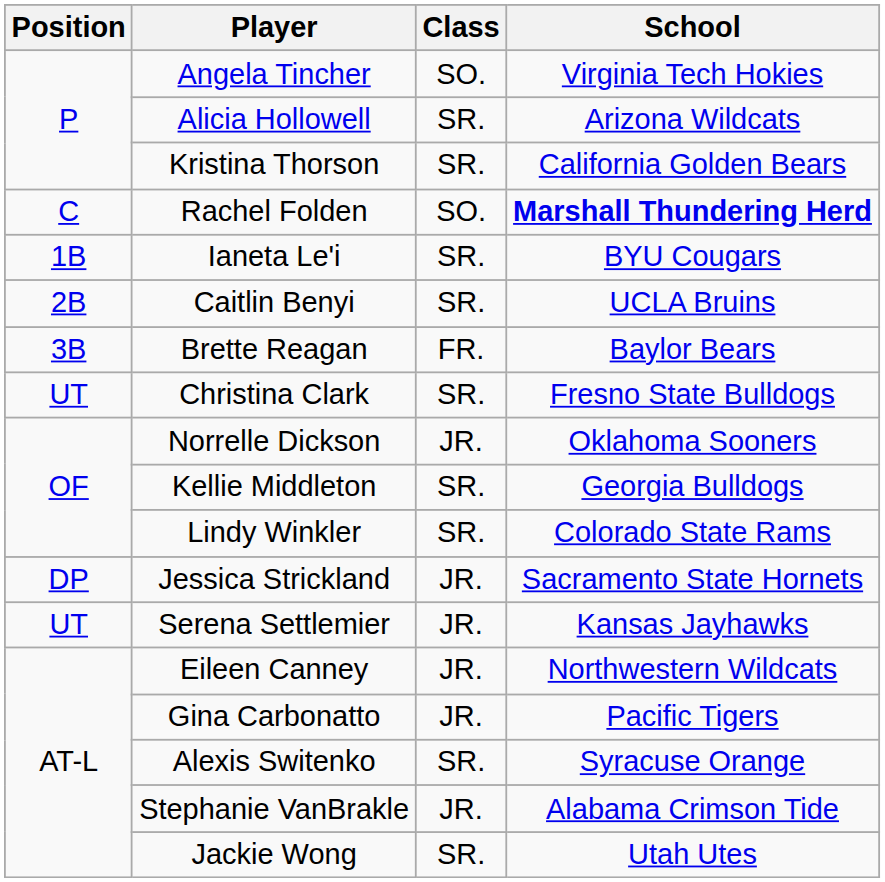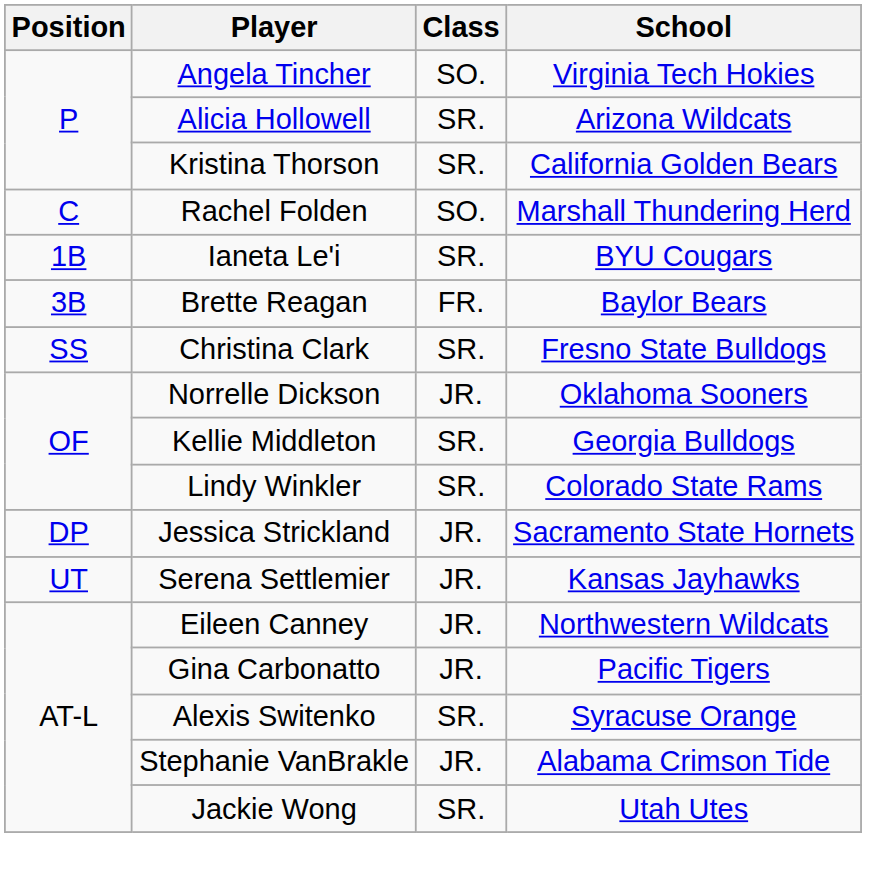(693, 211) bold -> (684, 211) normal
- row: (274, 303)
(69, 394) UT -> (69, 348) SS
